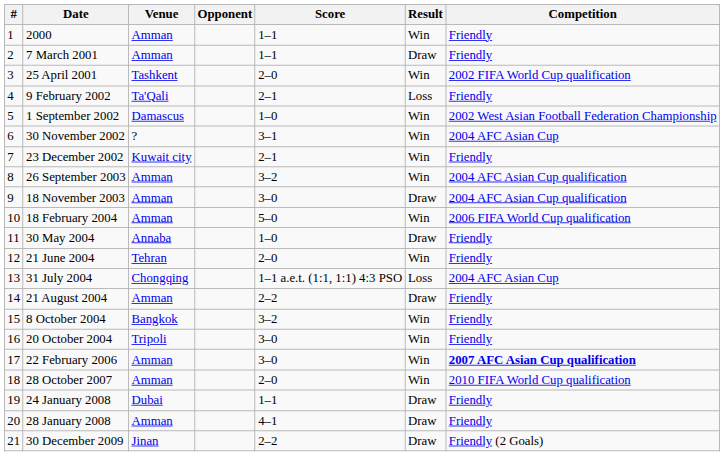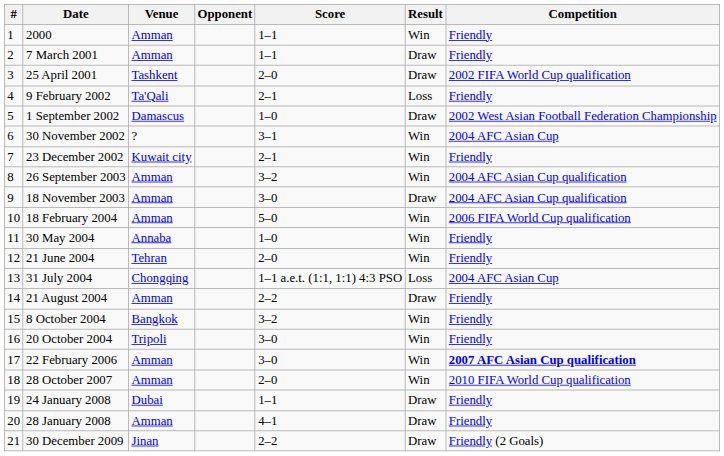(419, 75) Win -> (422, 75) Draw
(419, 116) Win -> (422, 116) Draw
(422, 237) Draw -> (419, 237) Win
